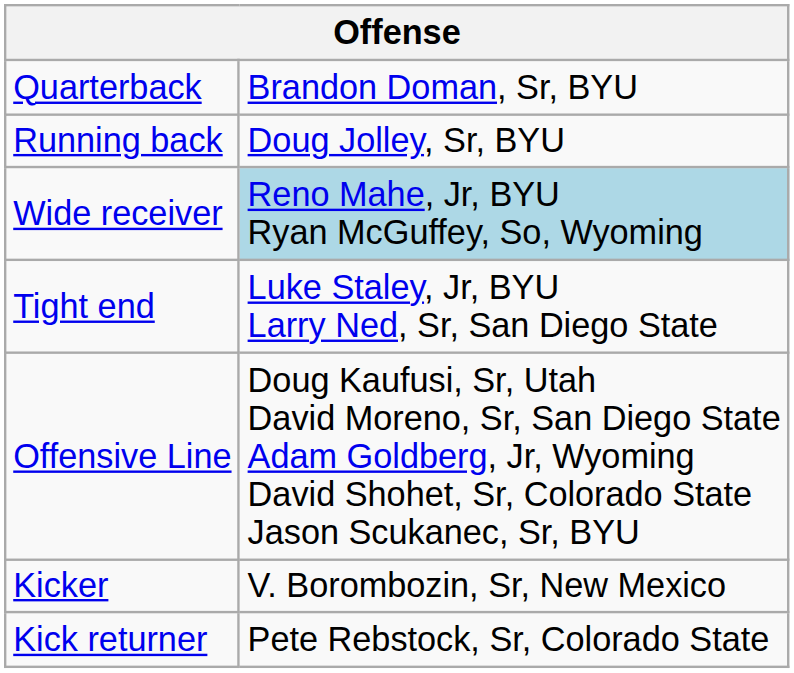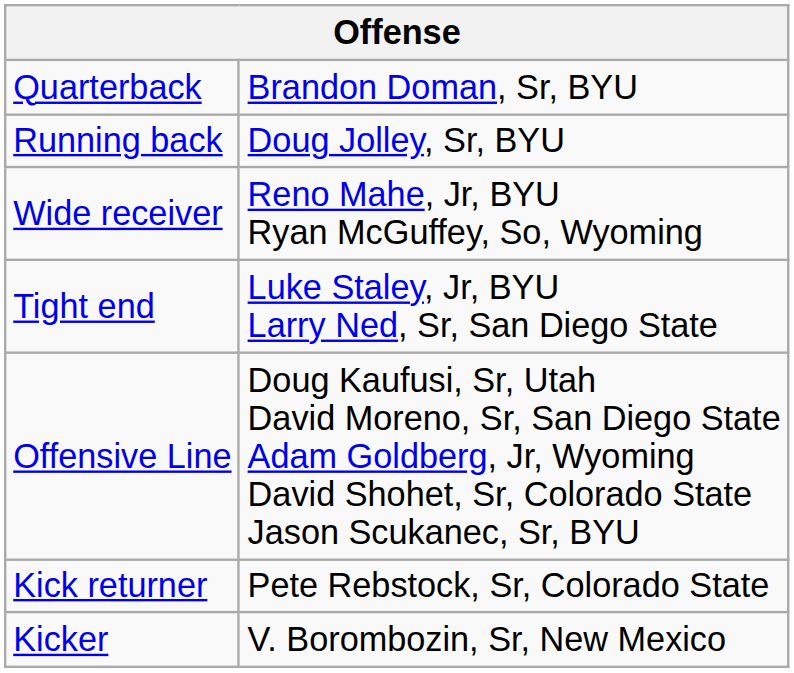(475, 214) lightblue background -> (475, 214) no background
rows swapped: (61, 586) <-> (110, 640)
